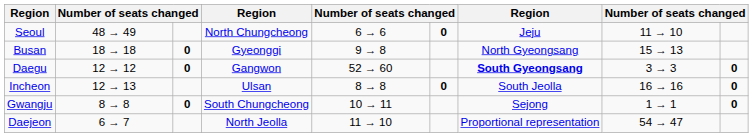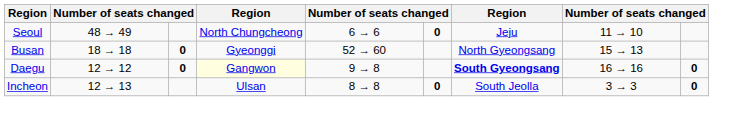(371, 50) 9 → 8 -> (364, 50) 52 → 60
(256, 68) no background -> (251, 68) lightyellow background
(371, 68) 52 → 60 -> (364, 68) 9 → 8
(661, 68) 3 → 3 -> (621, 68) 16 → 16
(661, 86) 16 → 16 -> (621, 86) 3 → 3
- row: (30, 104)
- row: (30, 123)
